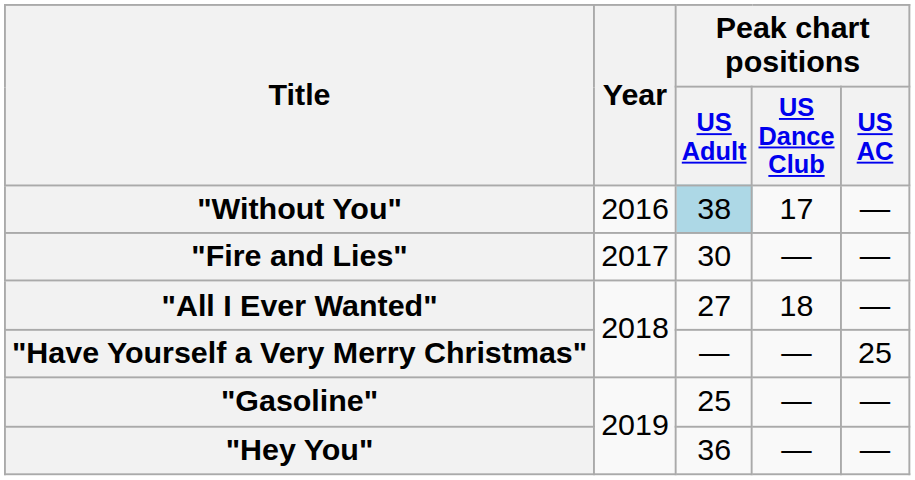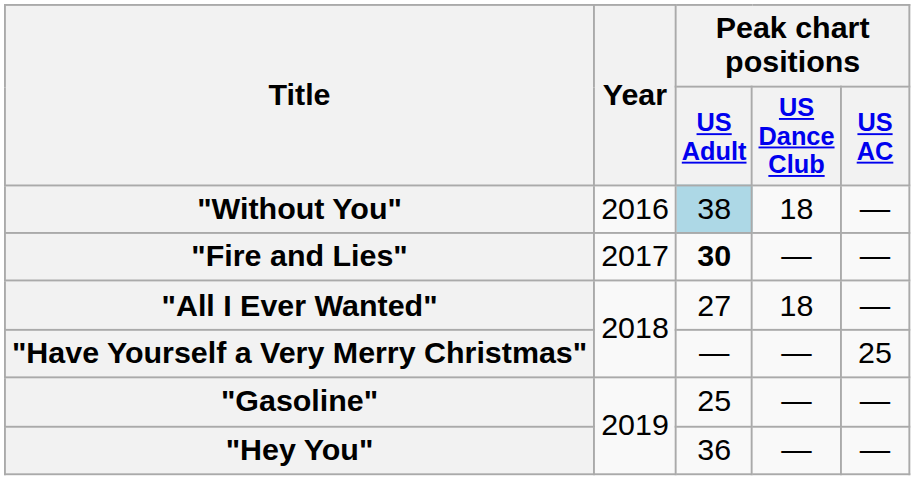(797, 208) 17 -> (797, 208) 18
(714, 256) normal -> (714, 256) bold
